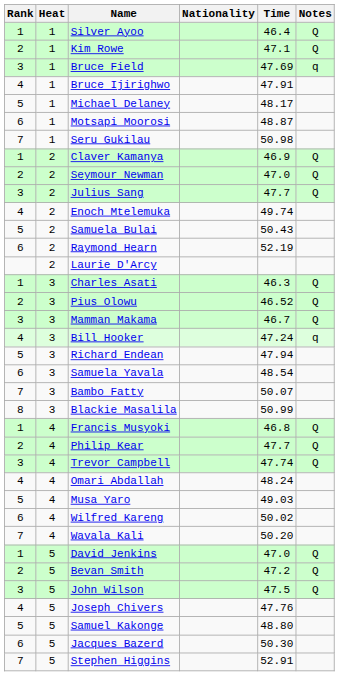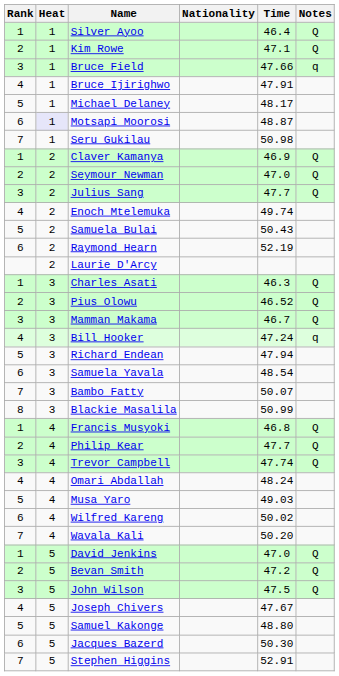(277, 67) 47.69 -> (277, 67) 47.66
(52, 121) no background -> (52, 121) lavender background
(277, 608) 47.76 -> (277, 608) 47.67
